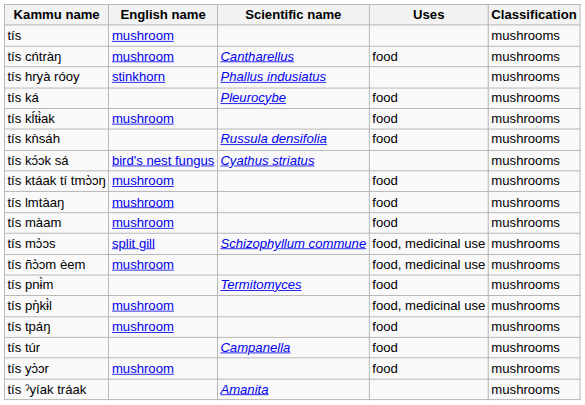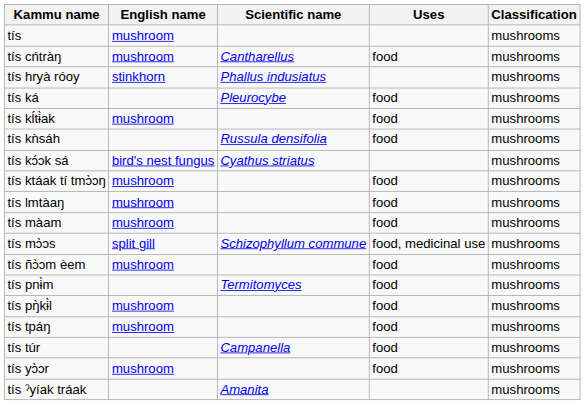(429, 264) food, medicinal use -> (385, 264) food
(429, 306) food, medicinal use -> (385, 306) food
